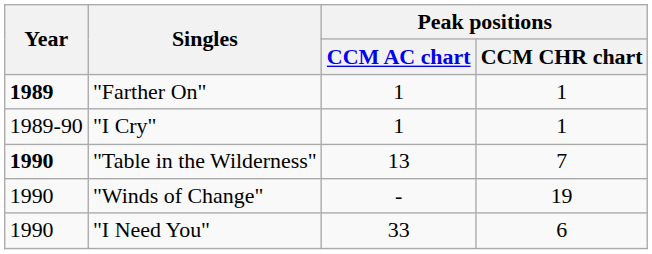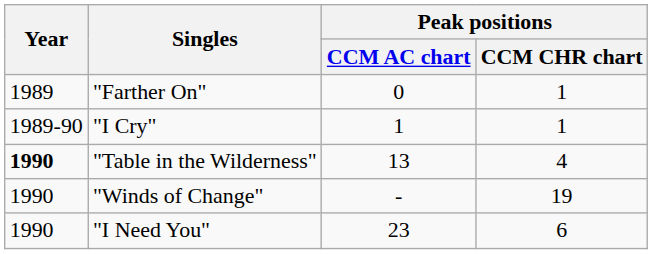(32, 91) bold -> (32, 91) normal
(399, 91) 1 -> (399, 91) 0
(562, 160) 7 -> (562, 160) 4
(399, 230) 33 -> (399, 230) 23
